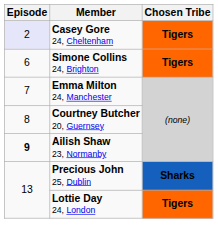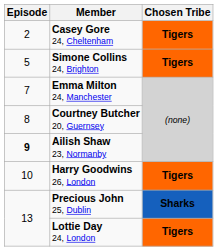(27, 35) lavender background -> (27, 35) no background
(27, 63) 6 -> (27, 63) 5
+ row: (92, 176)
